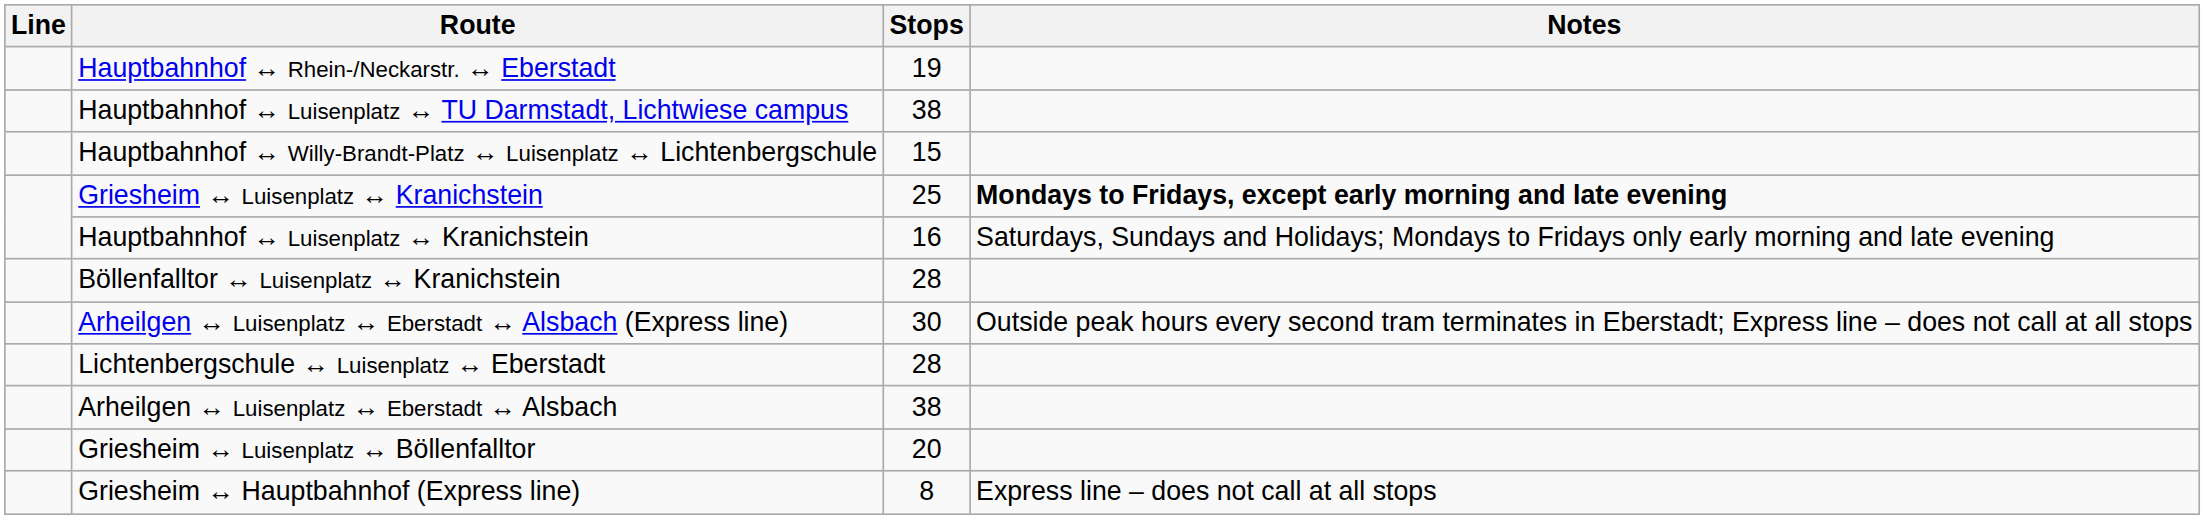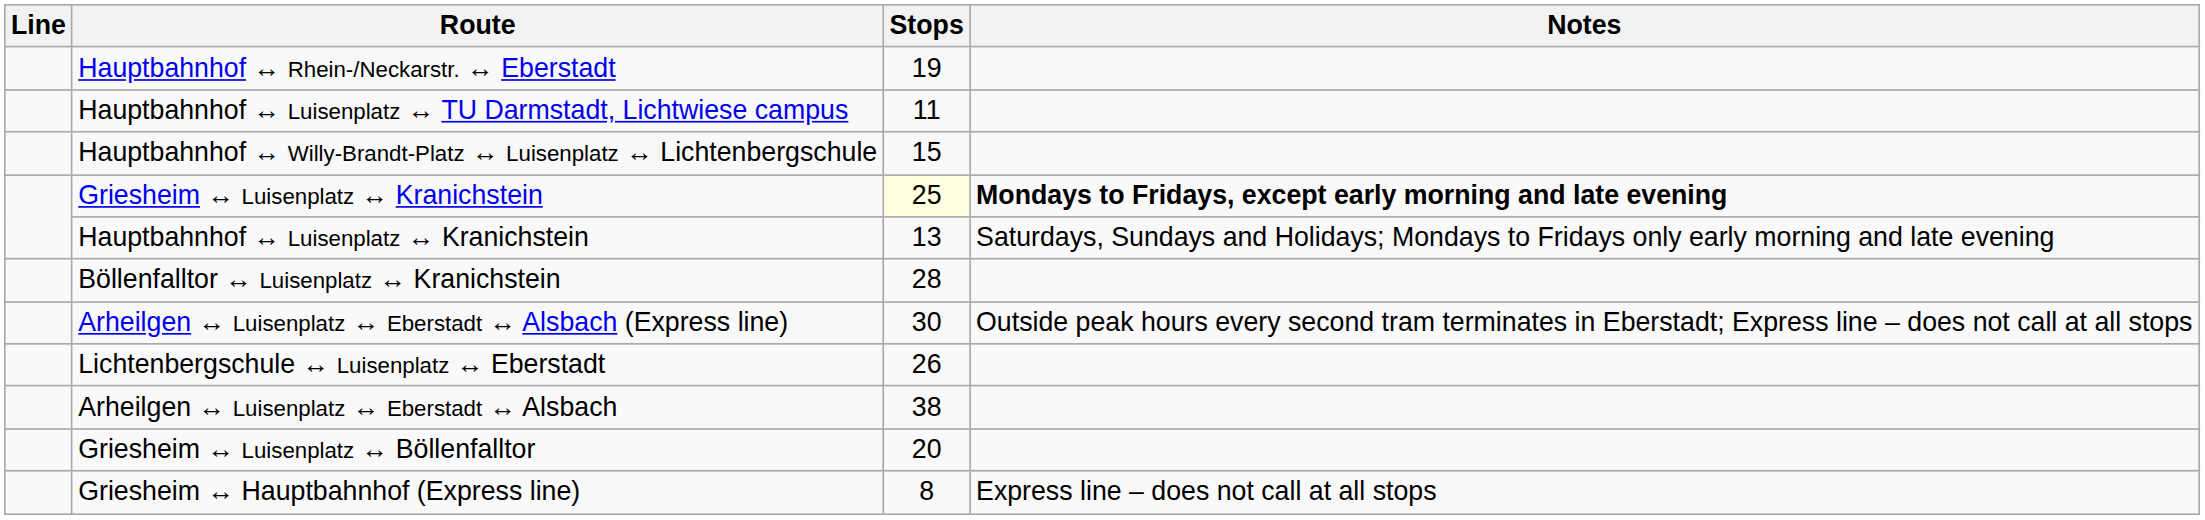(927, 110) 38 -> (927, 110) 11
(927, 195) no background -> (927, 195) lightyellow background
(927, 237) 16 -> (927, 237) 13
(927, 364) 28 -> (927, 364) 26
